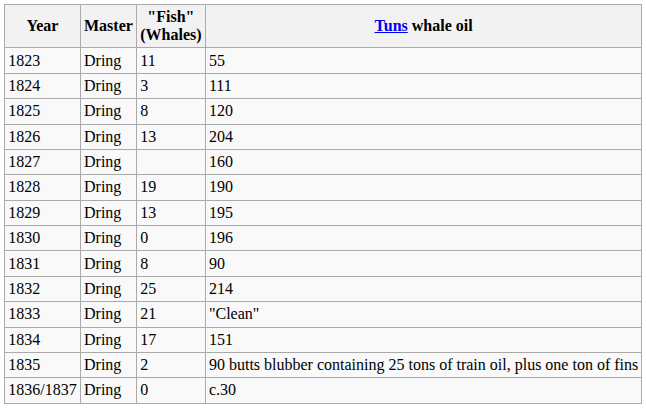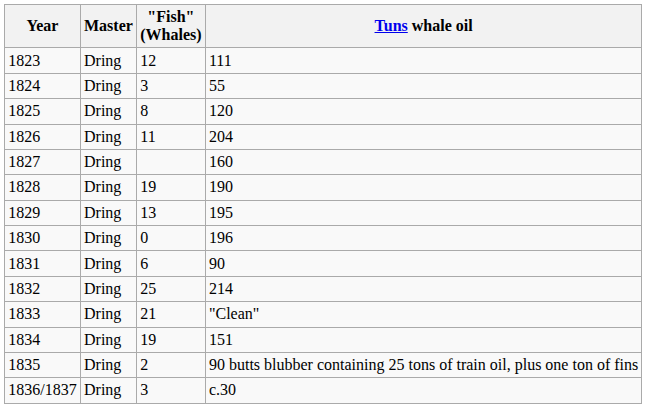(148, 60) 11 -> (148, 60) 12
(217, 60) 55 -> (220, 60) 111
(220, 85) 111 -> (217, 85) 55
(148, 136) 13 -> (148, 136) 11
(144, 263) 8 -> (144, 263) 6
(148, 339) 17 -> (148, 339) 19
(144, 390) 0 -> (144, 390) 3
